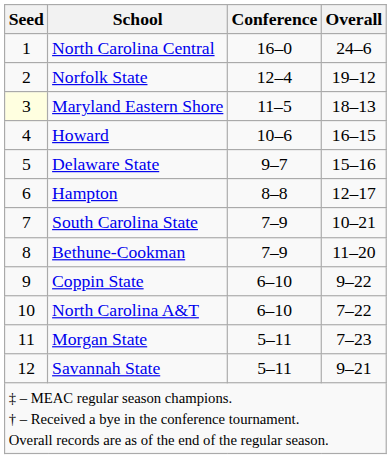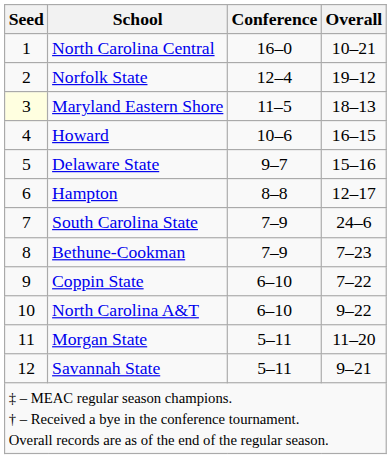(354, 48) 24–6 -> (354, 48) 10–21
(354, 222) 10–21 -> (354, 222) 24–6
(354, 251) 11–20 -> (354, 251) 7–23
(354, 280) 9–22 -> (354, 280) 7–22
(354, 309) 7–22 -> (354, 309) 9–22
(354, 339) 7–23 -> (354, 339) 11–20
